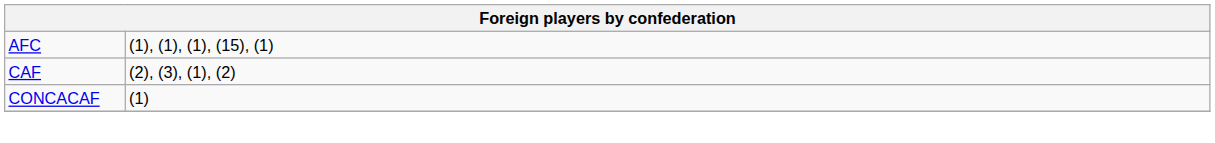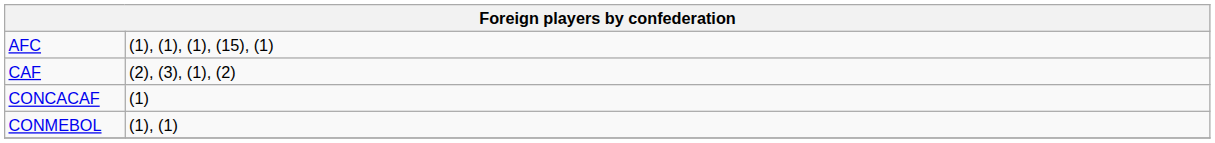+ row: (55, 125)
